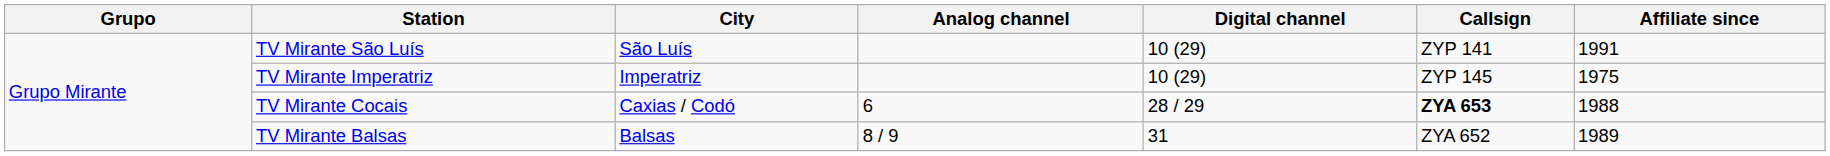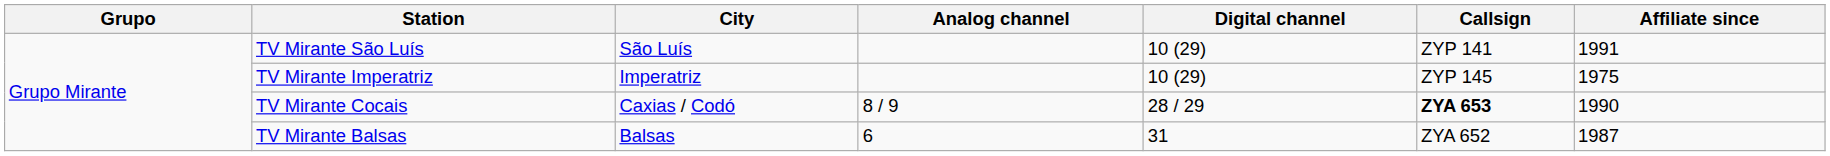(868, 106) 6 -> (881, 106) 8 / 9
(1598, 106) 1988 -> (1598, 106) 1990
(881, 135) 8 / 9 -> (868, 135) 6
(1598, 135) 1989 -> (1598, 135) 1987
